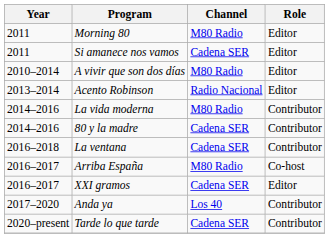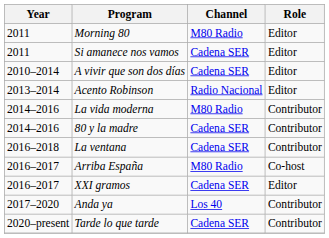(217, 71) M80 Radio -> (220, 71) Cadena SER
